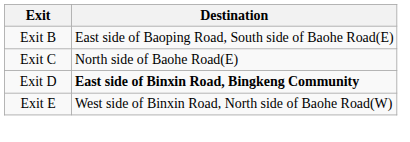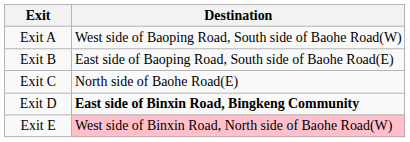+ row: (38, 37)
(234, 103) no background -> (234, 125) pink background
